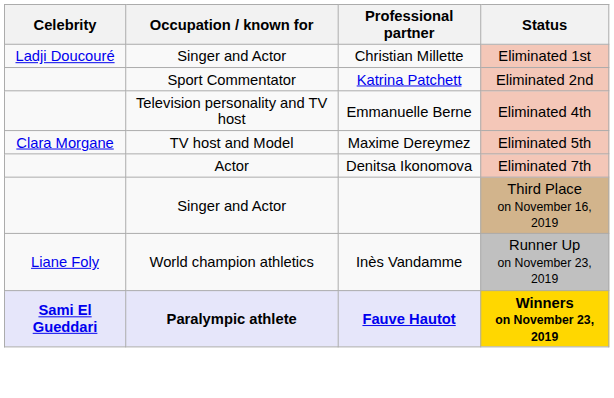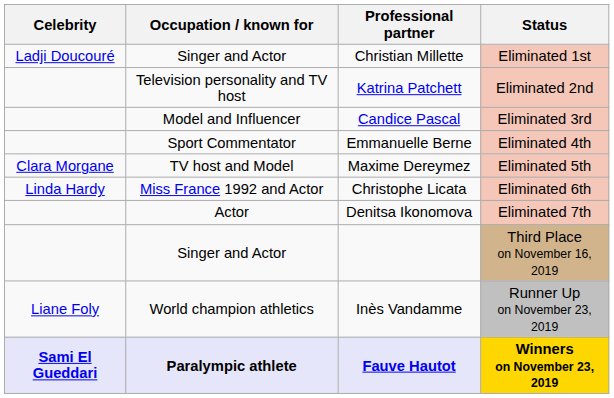(232, 79) Sport Commentator -> (232, 88) Television personality and TV host
+ row: (409, 119)
(232, 111) Television personality and TV host -> (232, 142) Sport Commentator
+ row: (409, 189)
